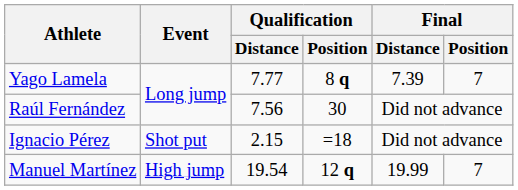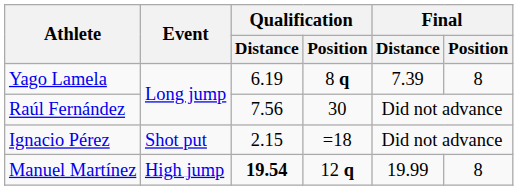(267, 79) 7.77 -> (267, 79) 6.19
(478, 79) 7 -> (478, 79) 8
(267, 170) normal -> (267, 170) bold
(478, 170) 7 -> (478, 170) 8
